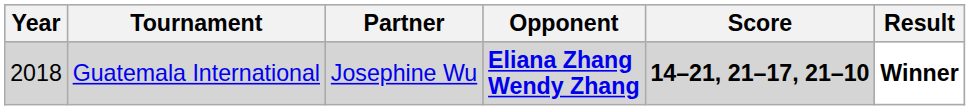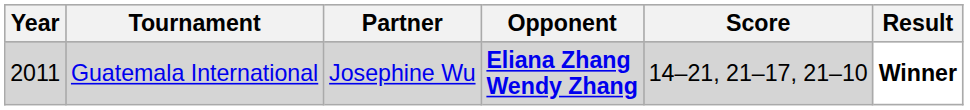(36, 73) 2018 -> (35, 73) 2011
(760, 73) bold -> (758, 73) normal
